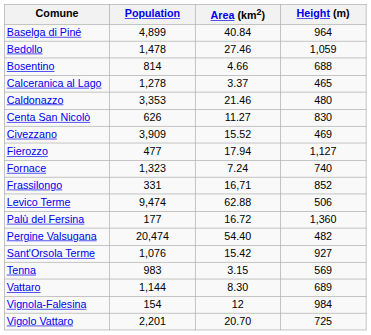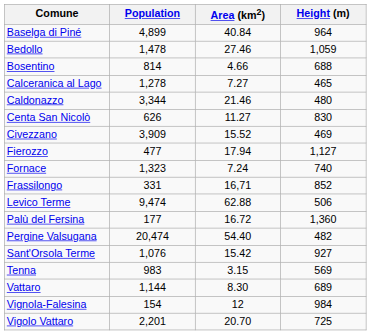(238, 83) 3.37 -> (238, 83) 7.27
(152, 100) 3,353 -> (152, 100) 3,344
